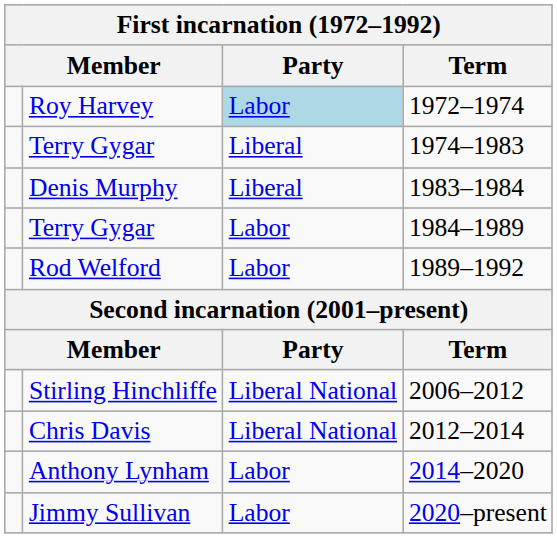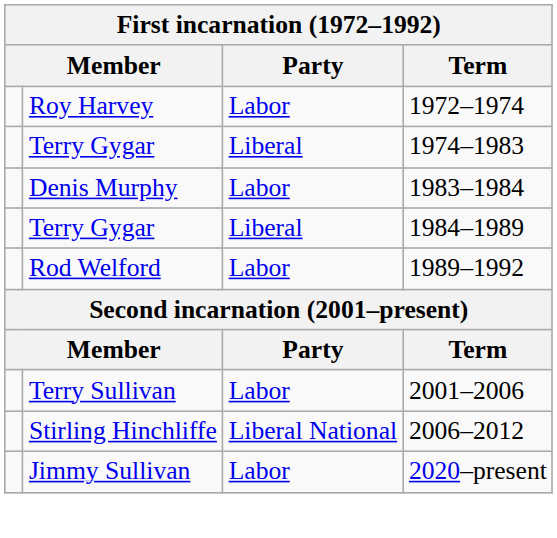(259, 106) lightblue background -> (259, 106) no background
(266, 187) Liberal -> (259, 187) Labor
(259, 227) Labor -> (266, 227) Liberal
+ row: (102, 390)
- row: (90, 430)
- row: (119, 471)
